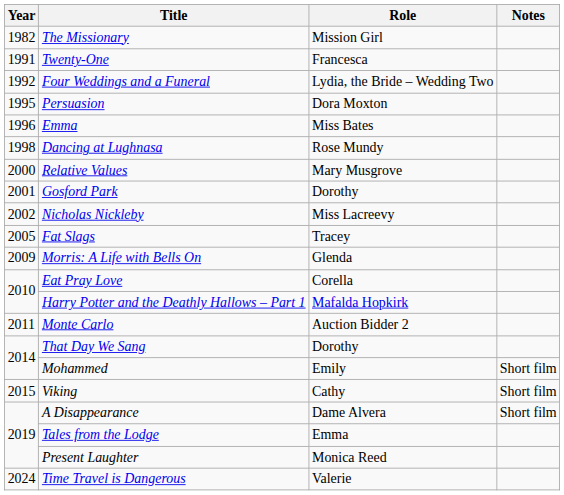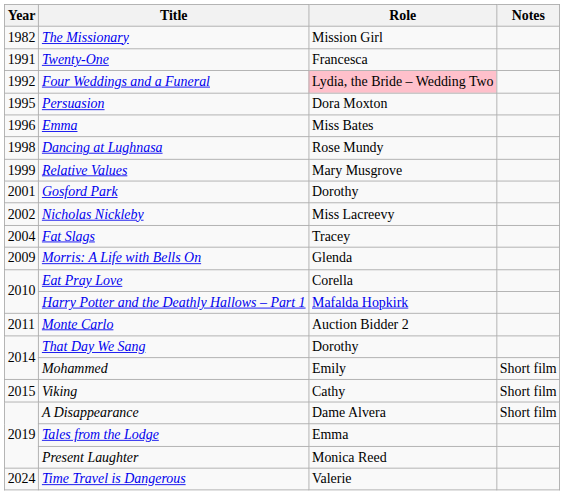(403, 81) no background -> (403, 81) pink background
(22, 170) 2000 -> (22, 170) 1999
(22, 236) 2005 -> (22, 236) 2004
